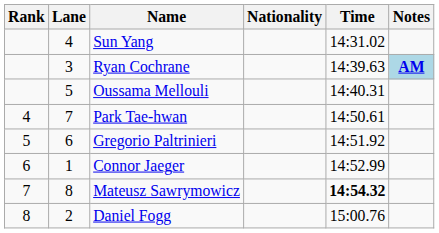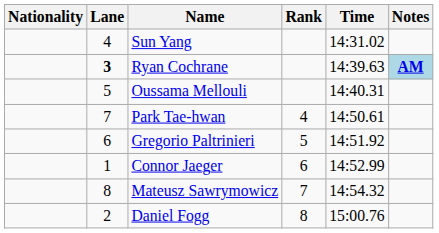columns swapped: (26, 16) <-> (285, 16)
(69, 66) normal -> (107, 66) bold
(357, 191) bold -> (357, 191) normal
